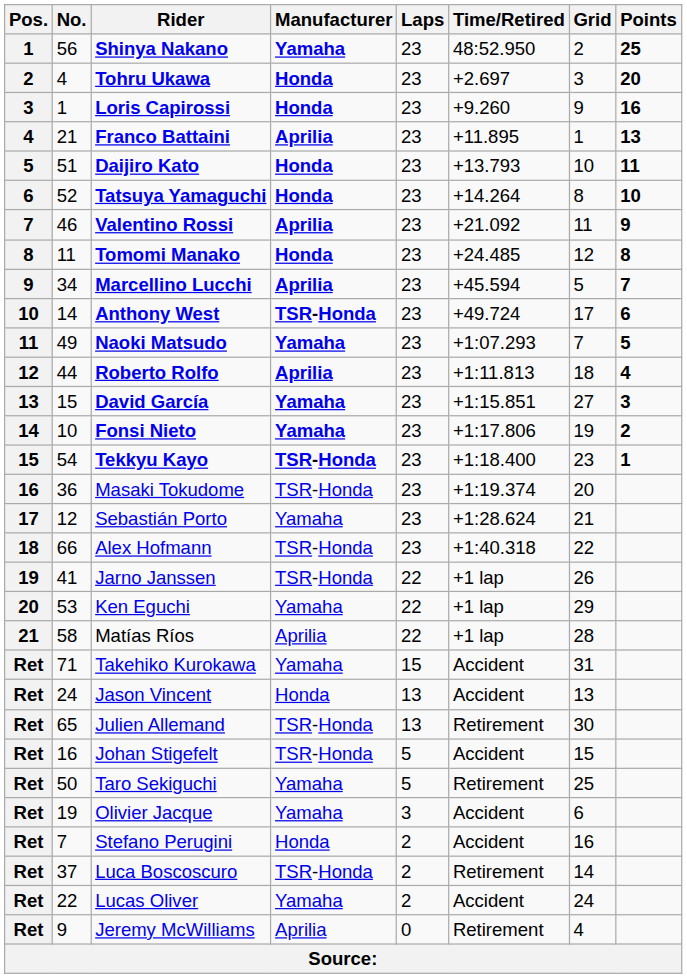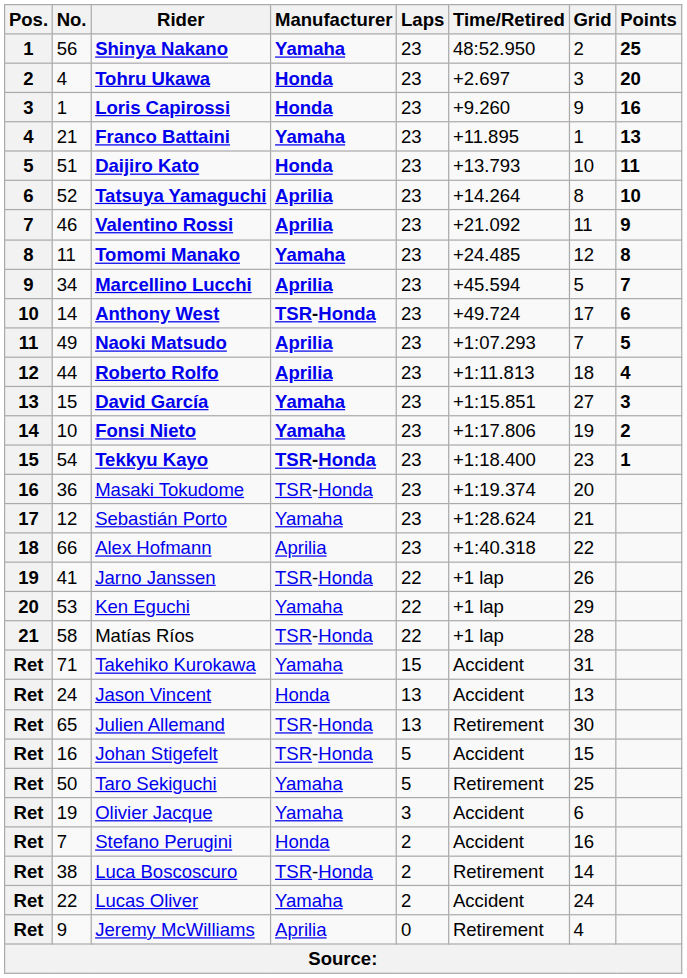(304, 137) Aprilia -> (310, 137) Yamaha
(304, 196) Honda -> (304, 196) Aprilia
(304, 254) Honda -> (310, 254) Yamaha
(310, 342) Yamaha -> (304, 342) Aprilia
(324, 548) TSR-Honda -> (301, 548) Aprilia
(301, 636) Aprilia -> (324, 636) TSR-Honda
(67, 871) 37 -> (67, 871) 38
